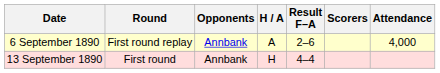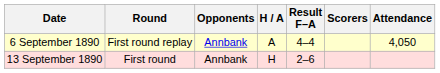(306, 42) 2–6 -> (306, 42) 4–4
(402, 42) 4,000 -> (402, 42) 4,050
(306, 59) 4–4 -> (306, 59) 2–6
